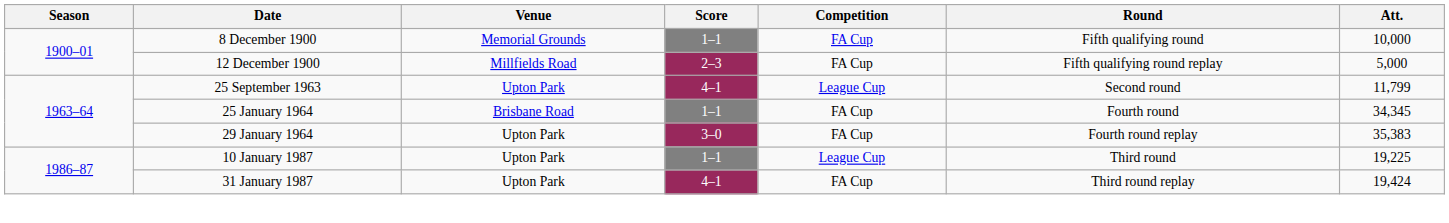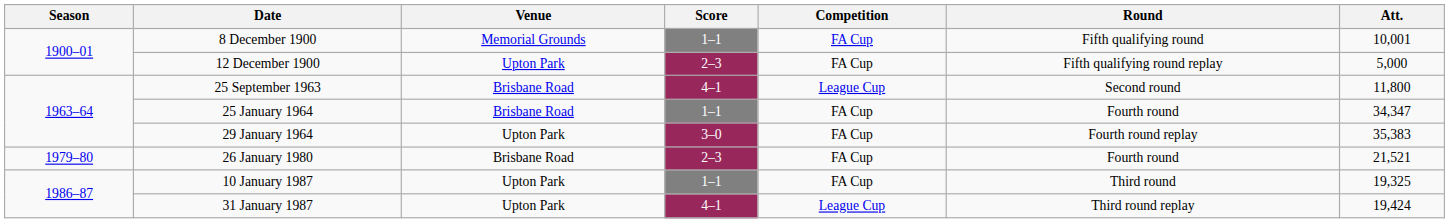(1392, 40) 10,000 -> (1392, 40) 10,001
(533, 63) Millfields Road -> (533, 63) Upton Park
(533, 87) Upton Park -> (533, 87) Brisbane Road
(1392, 87) 11,799 -> (1392, 87) 11,800
(1392, 111) 34,345 -> (1392, 111) 34,347
+ row: (268, 158)
(852, 158) League Cup -> (852, 182) FA Cup
(1392, 158) 19,225 -> (1392, 182) 19,325
(852, 182) FA Cup -> (852, 205) League Cup
